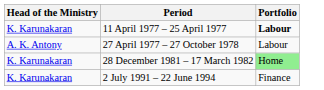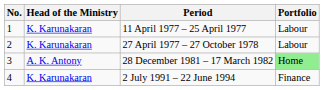+ column: (14, 12)
(275, 28) bold -> (293, 28) normal
(34, 45) A. K. Antony -> (59, 45) K. Karunakaran
(39, 61) K. Karunakaran -> (54, 61) A. K. Antony
